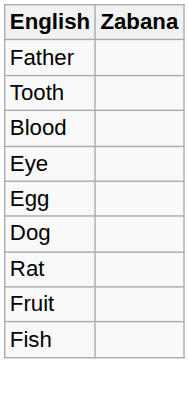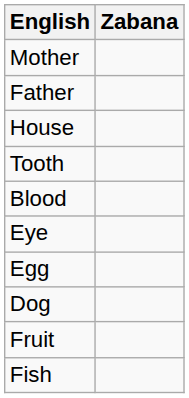+ row: (44, 57)
+ row: (42, 127)
- row: (27, 269)
